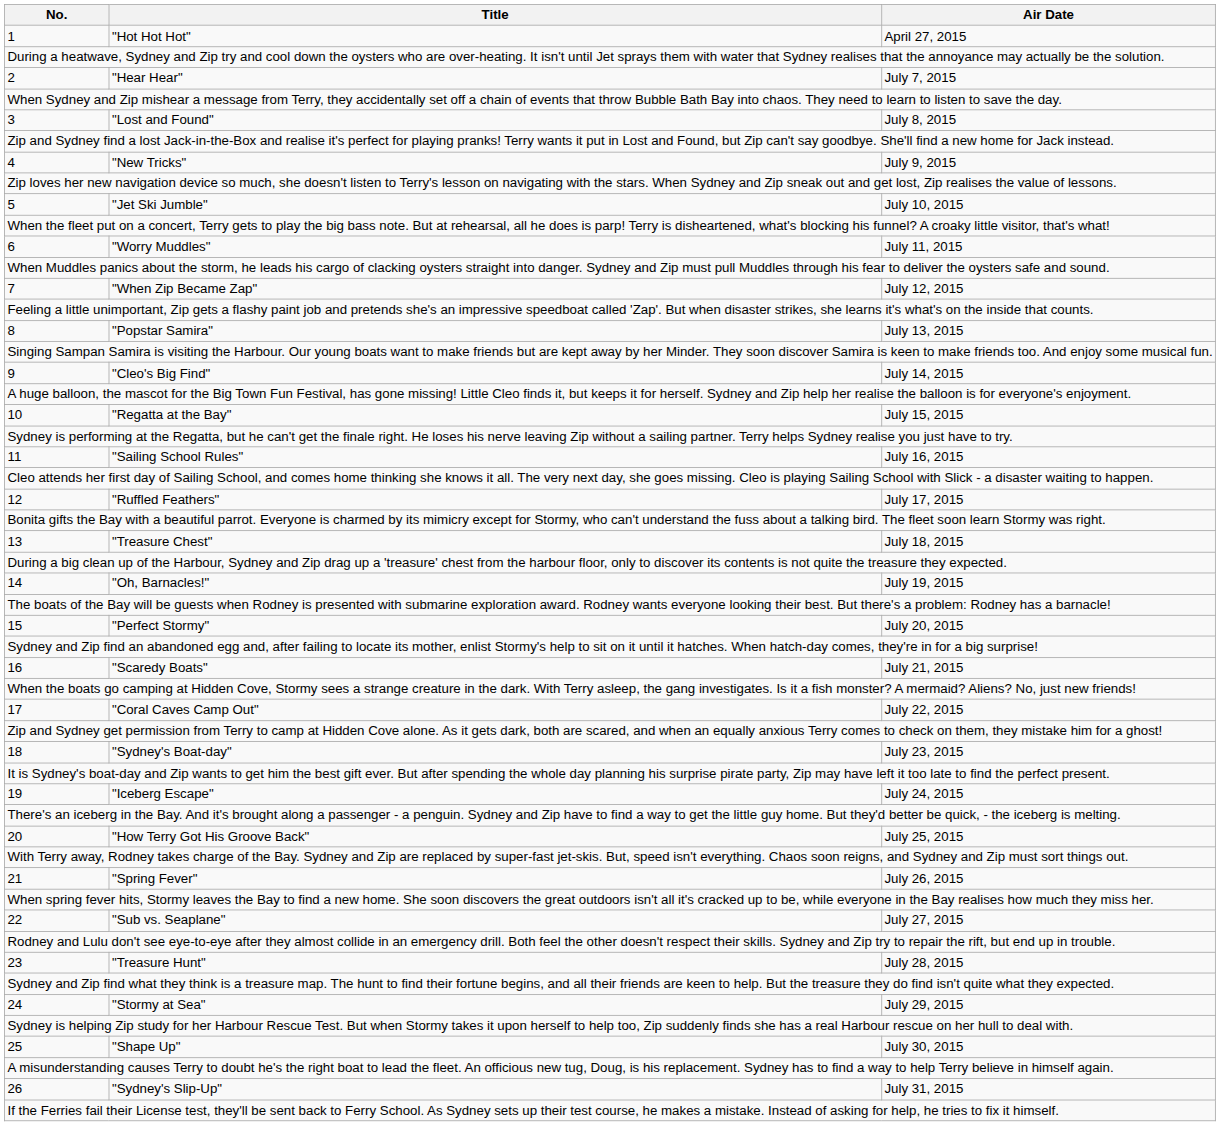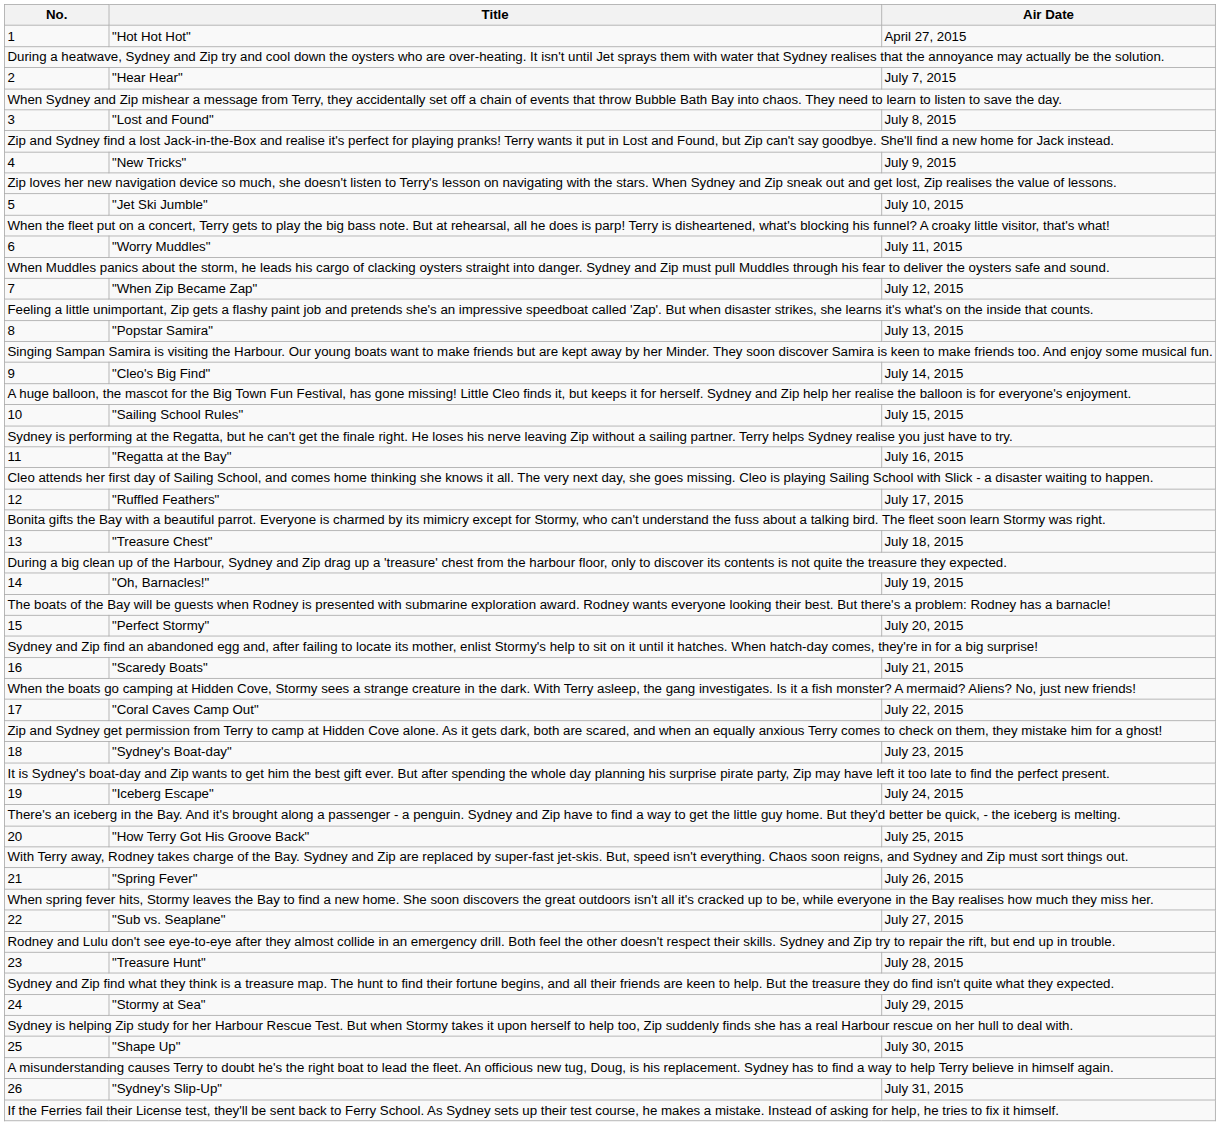(172, 415) "Regatta at the Bay" -> (178, 415) "Sailing School Rules"
(178, 457) "Sailing School Rules" -> (172, 457) "Regatta at the Bay"
